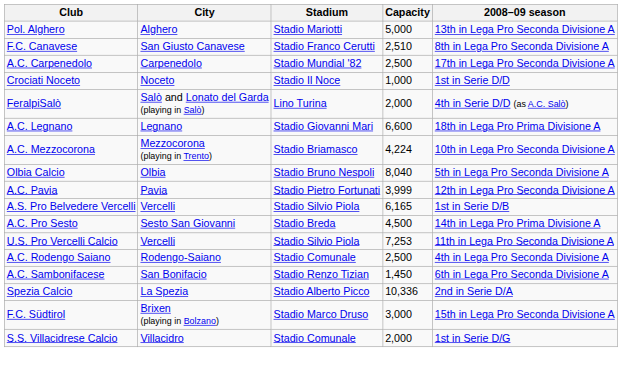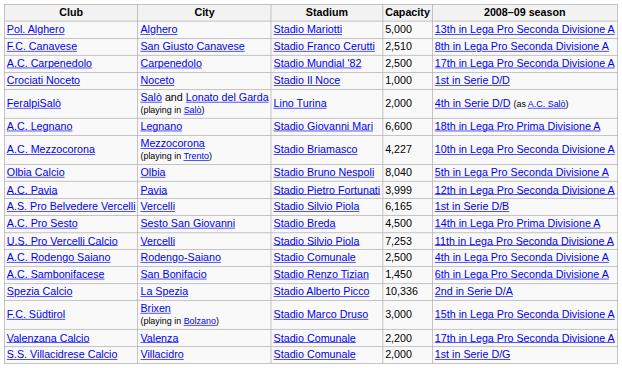(399, 150) 4,224 -> (399, 150) 4,227
+ row: (48, 338)
